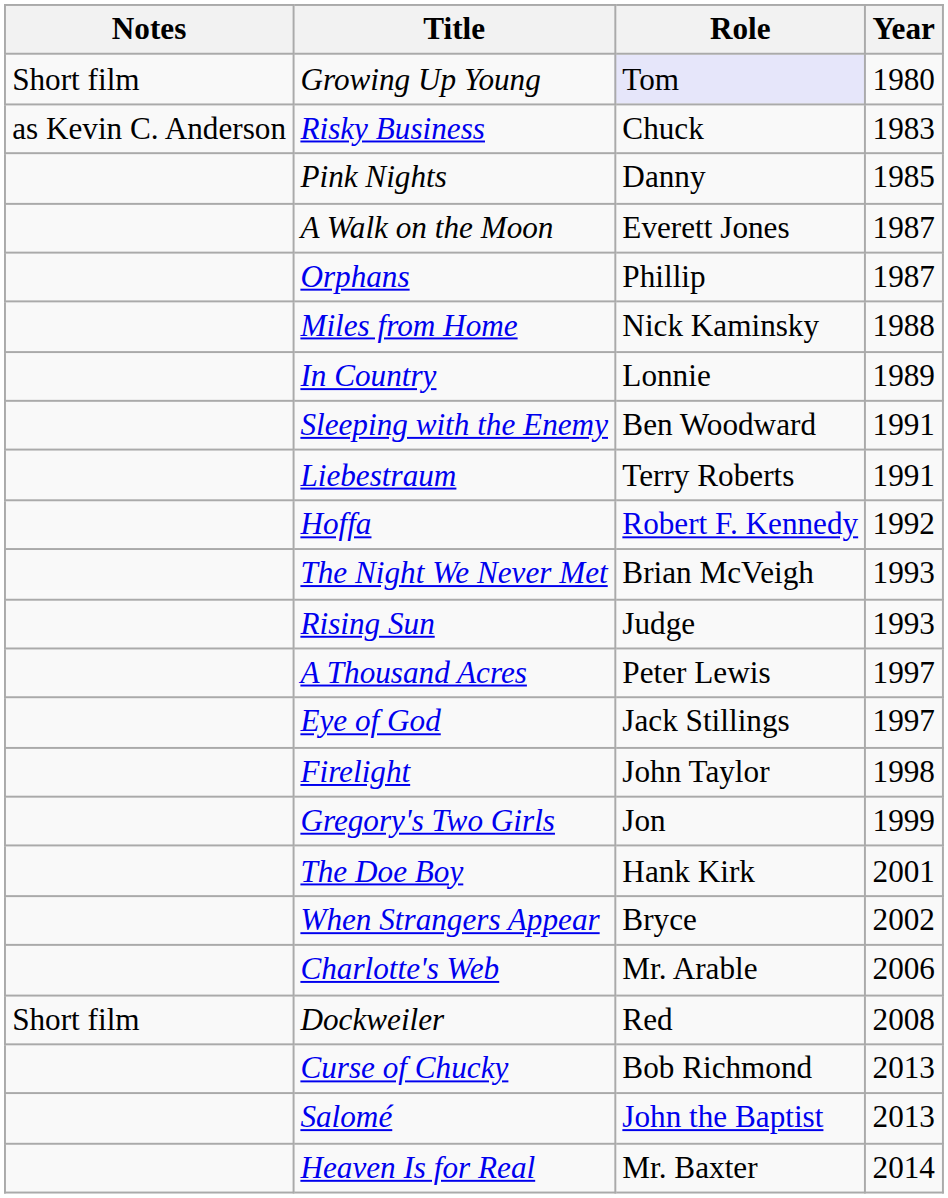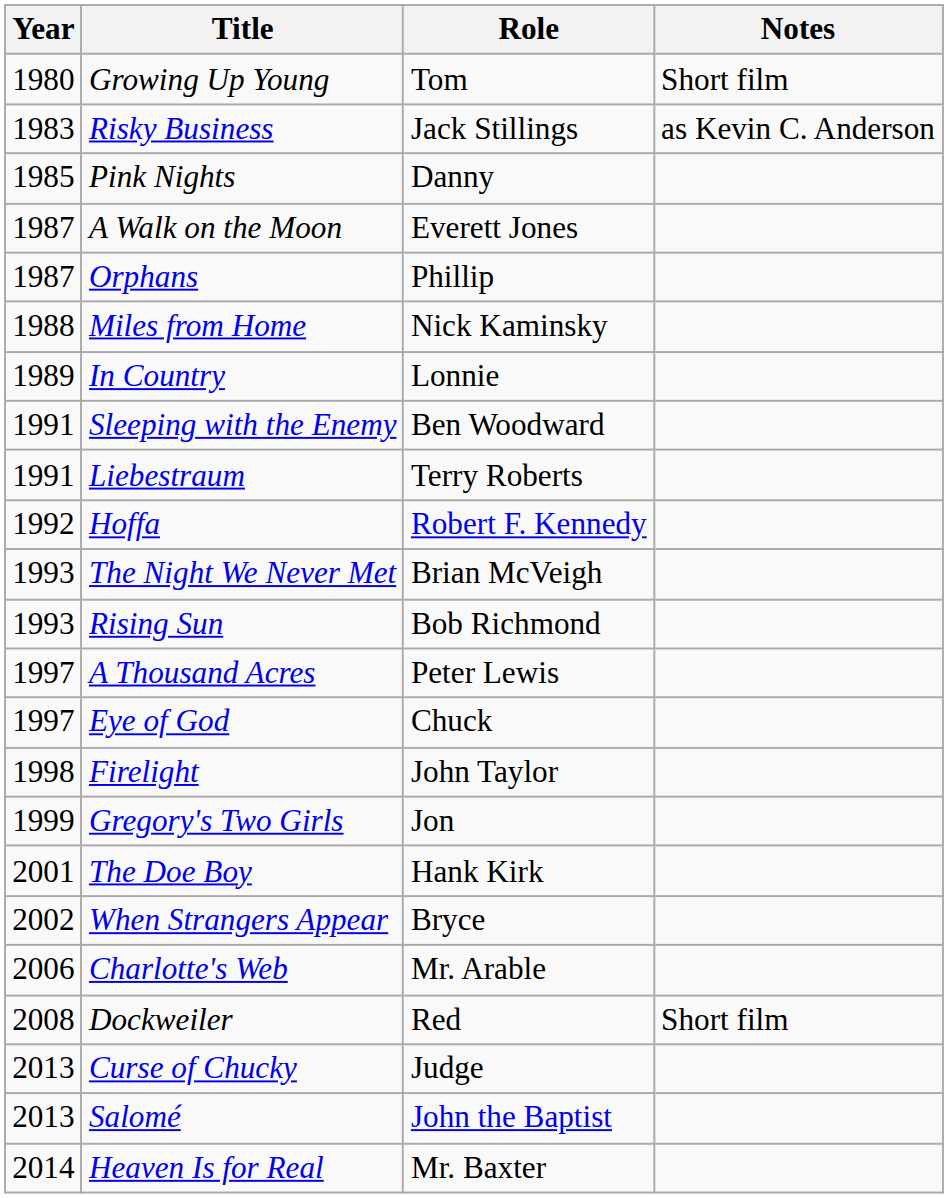columns swapped: (904, 29) <-> (149, 29)
(651, 78) lavender background -> (439, 78) no background
(663, 128) Chuck -> (495, 128) Jack Stillings
(659, 623) Judge -> (506, 623) Bob Richmond
(706, 721) Jack Stillings -> (452, 721) Chuck
(717, 1068) Bob Richmond -> (447, 1068) Judge
